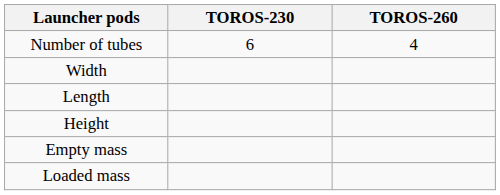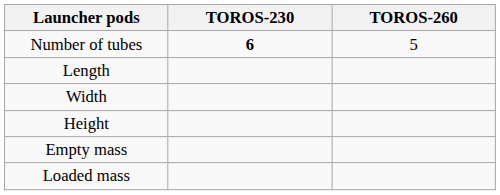(250, 44) normal -> (250, 44) bold
(414, 44) 4 -> (414, 44) 5
rows swapped: (86, 96) <-> (86, 70)
